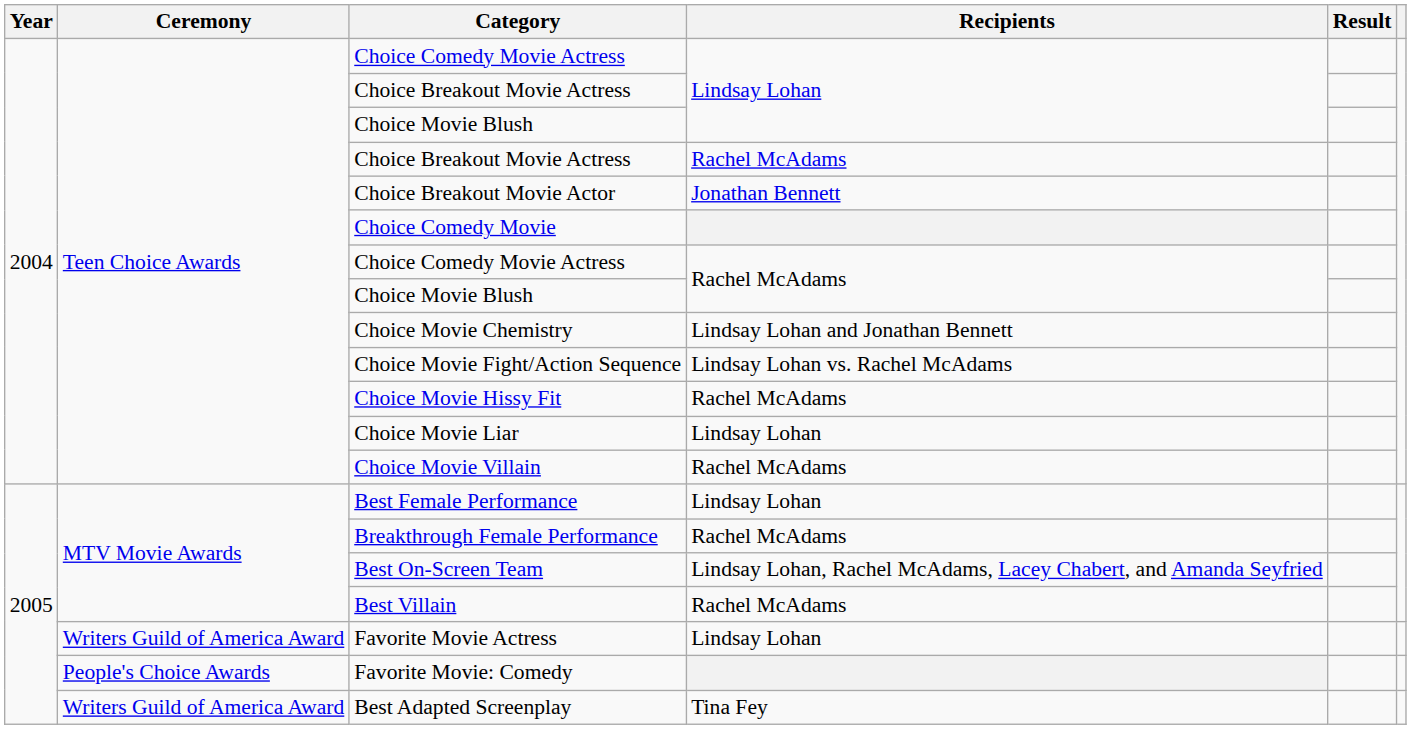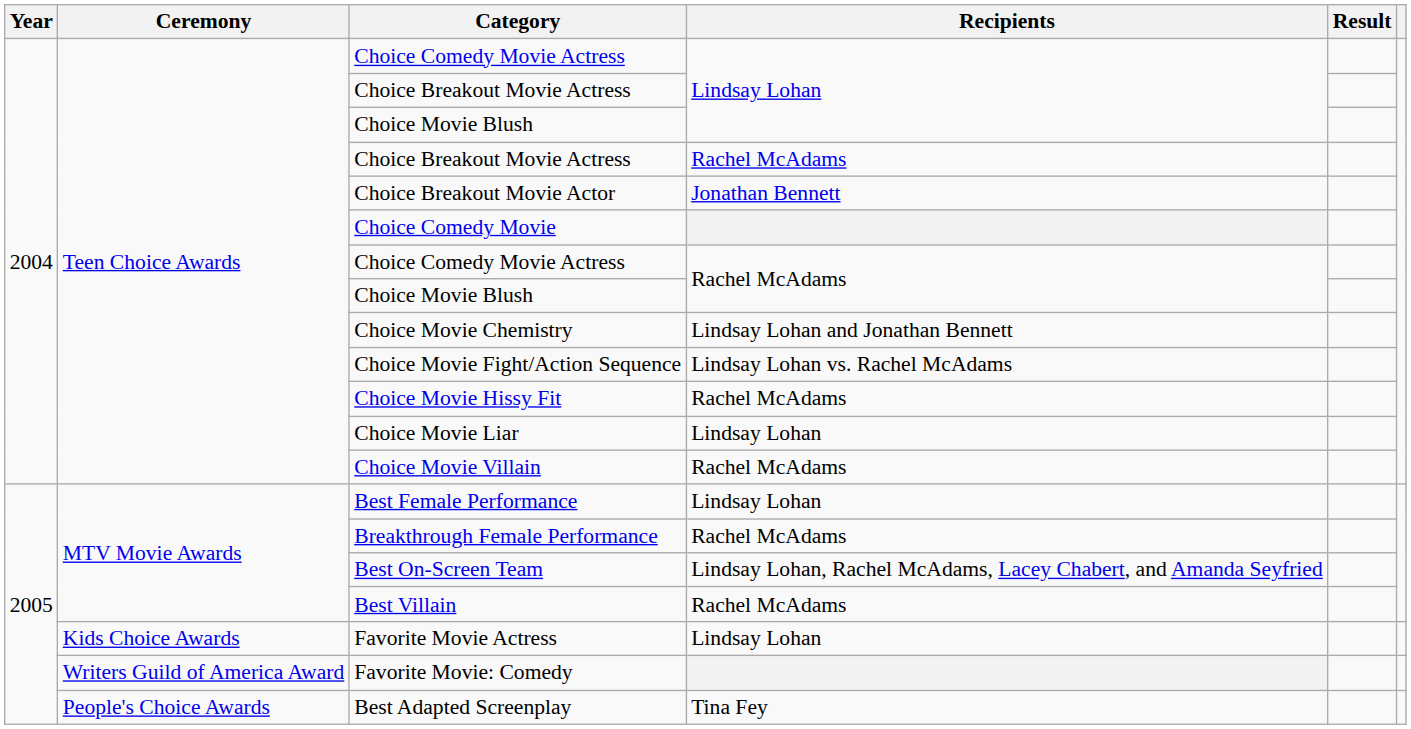(204, 638) Writers Guild of America Award -> (151, 638) Kids Choice Awards
(166, 672) People's Choice Awards -> (204, 672) Writers Guild of America Award
(204, 706) Writers Guild of America Award -> (166, 706) People's Choice Awards
